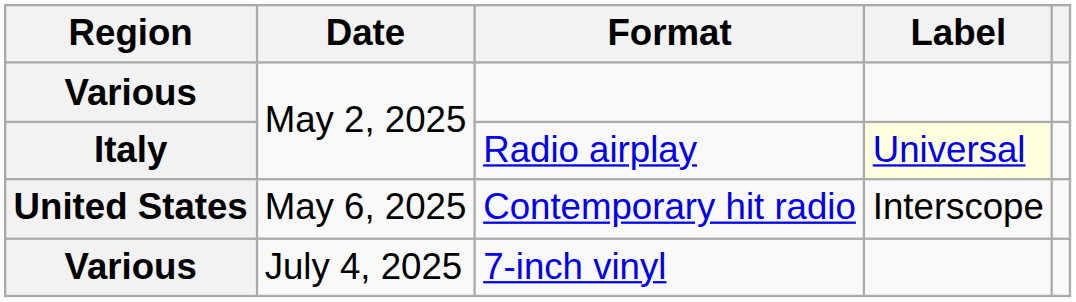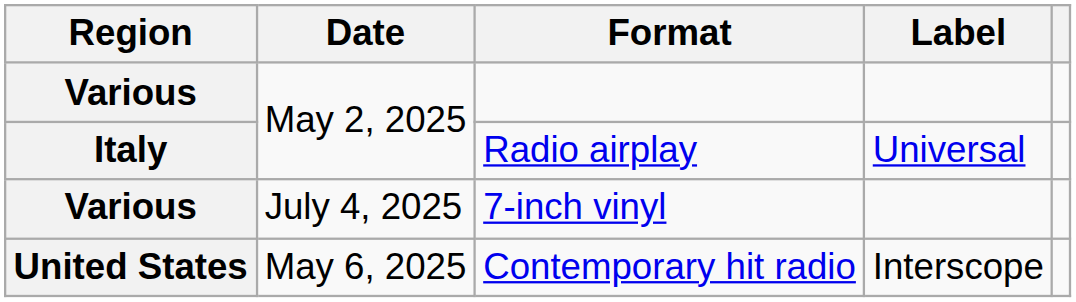(949, 149) lightyellow background -> (949, 149) no background
rows swapped: (670, 207) <-> (575, 265)
